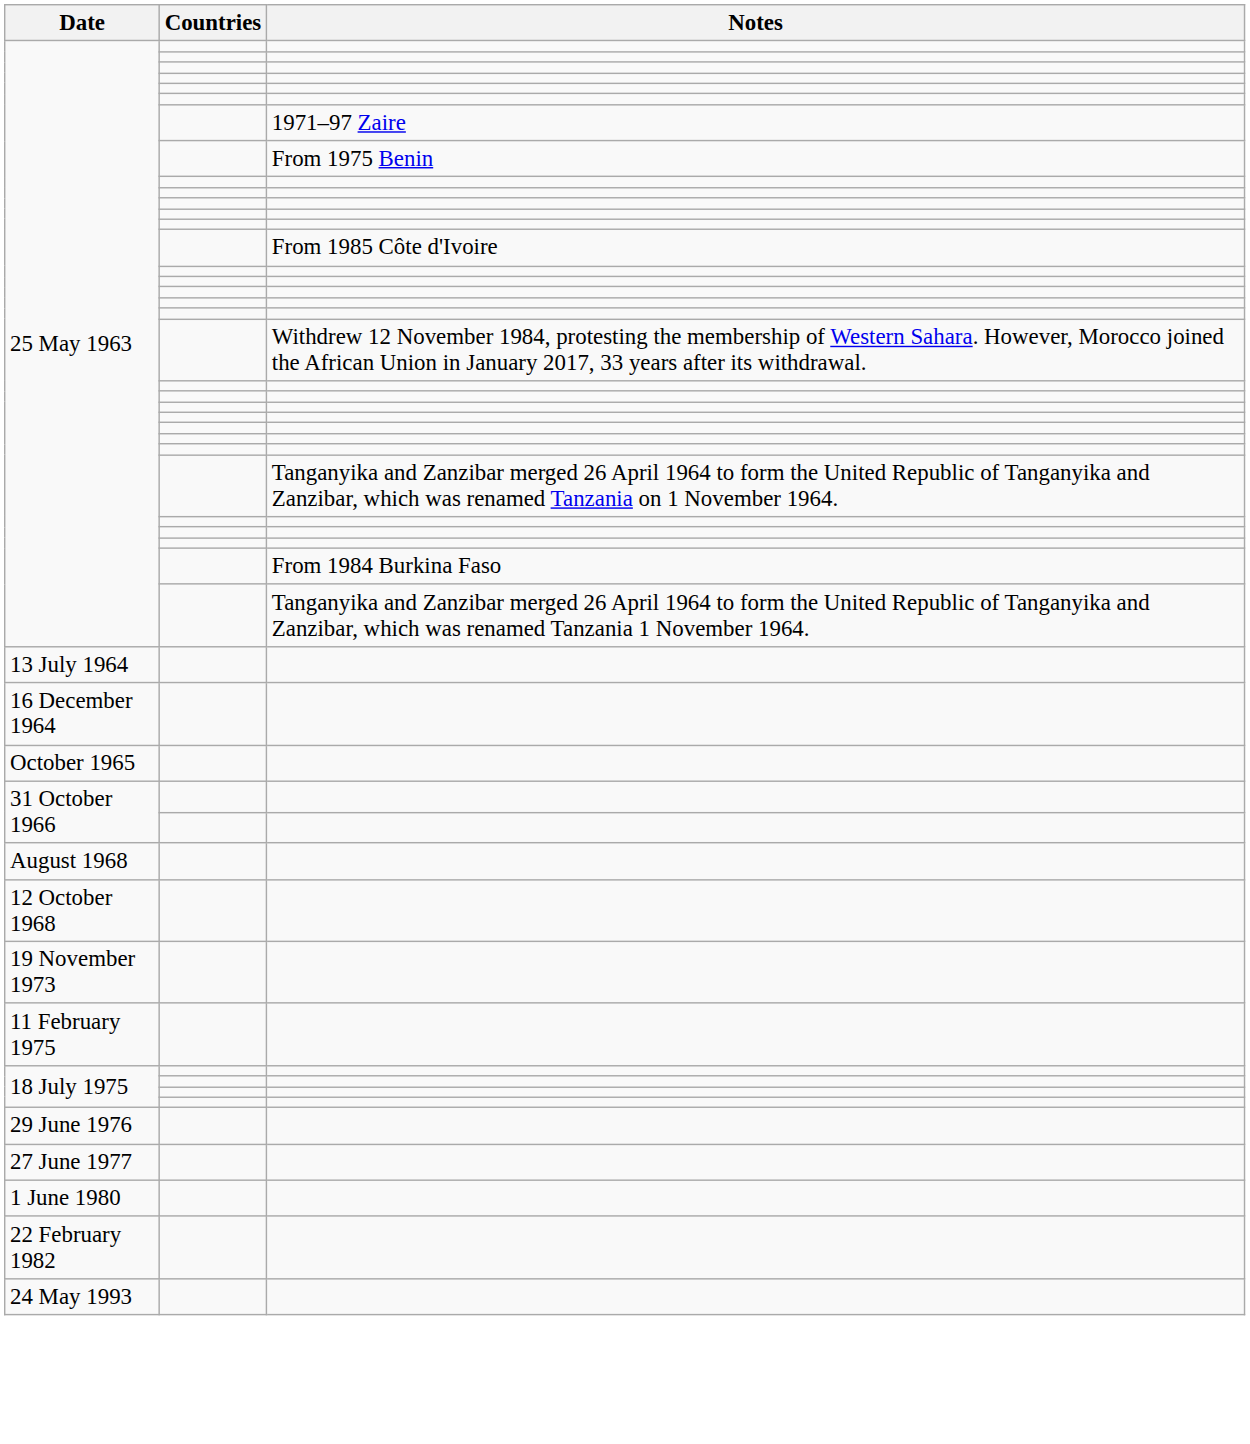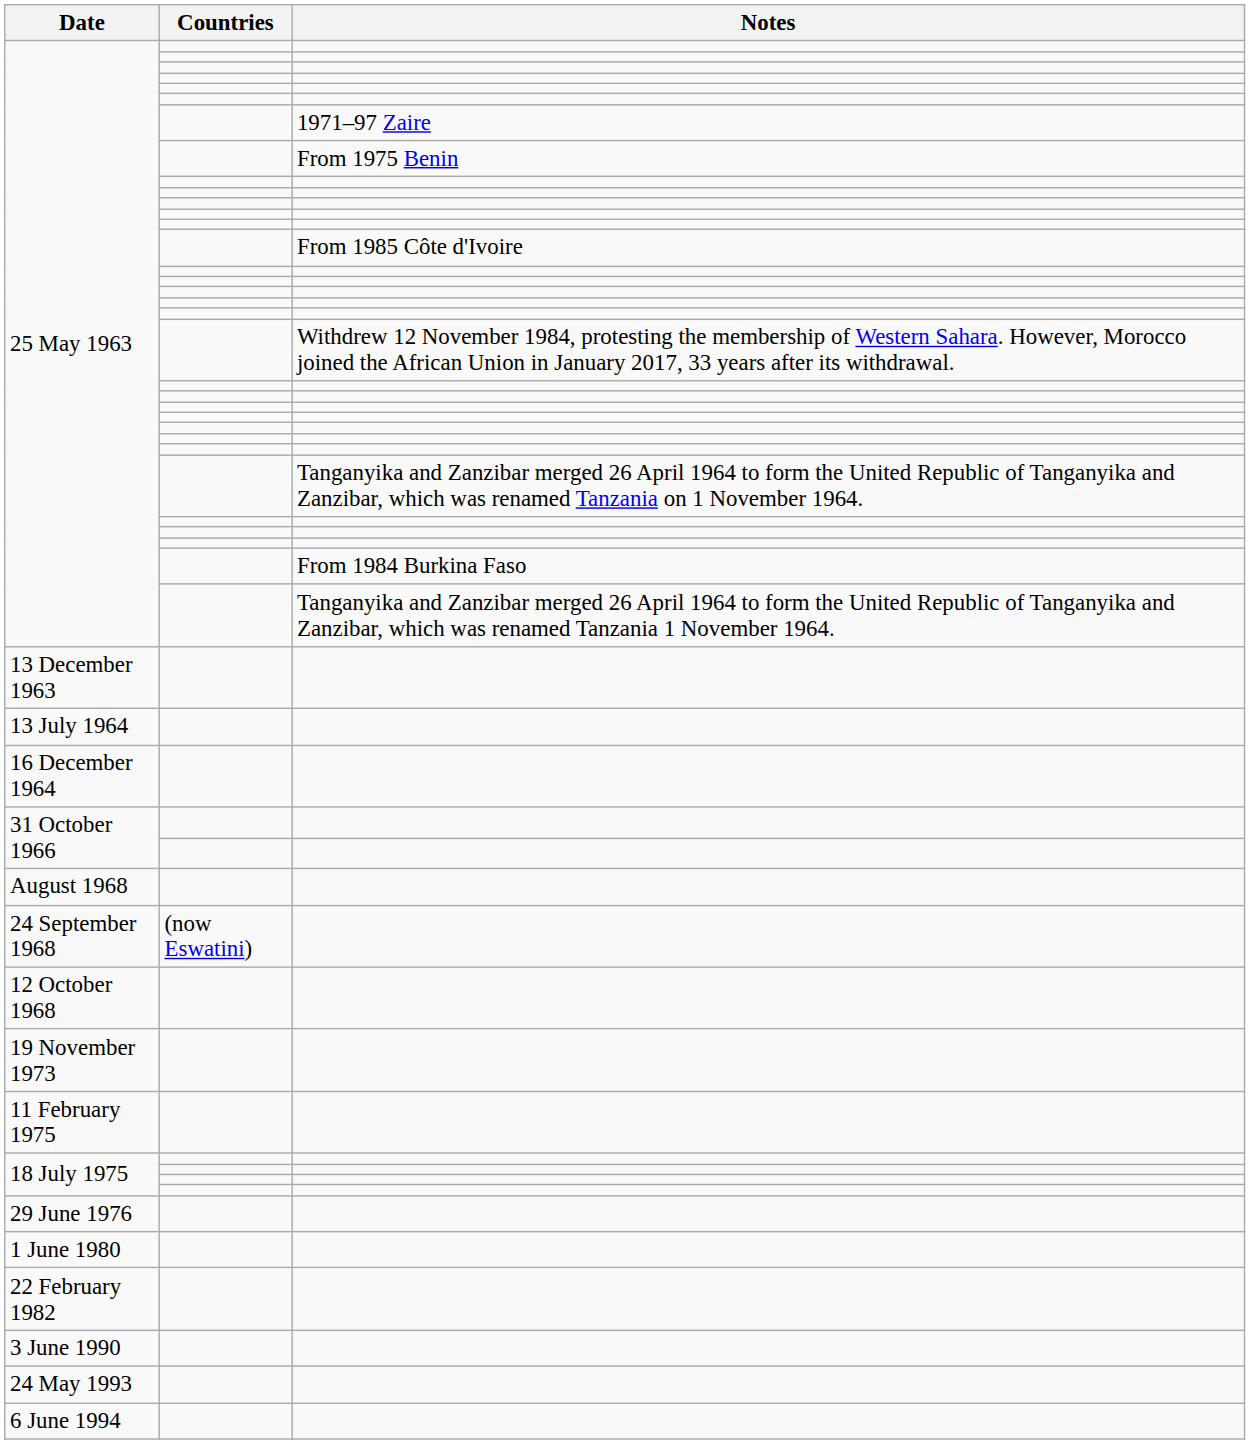+ row: (71, 677)
- row: (73, 762)
+ row: (73, 935)
- row: (71, 1161)
+ row: (65, 1347)
+ row: (65, 1420)
